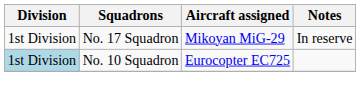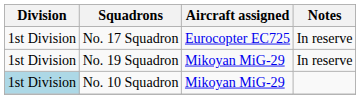(235, 37) Mikoyan MiG-29 -> (238, 37) Eurocopter EC725
+ row: (131, 60)
(238, 60) Eurocopter EC725 -> (235, 82) Mikoyan MiG-29
